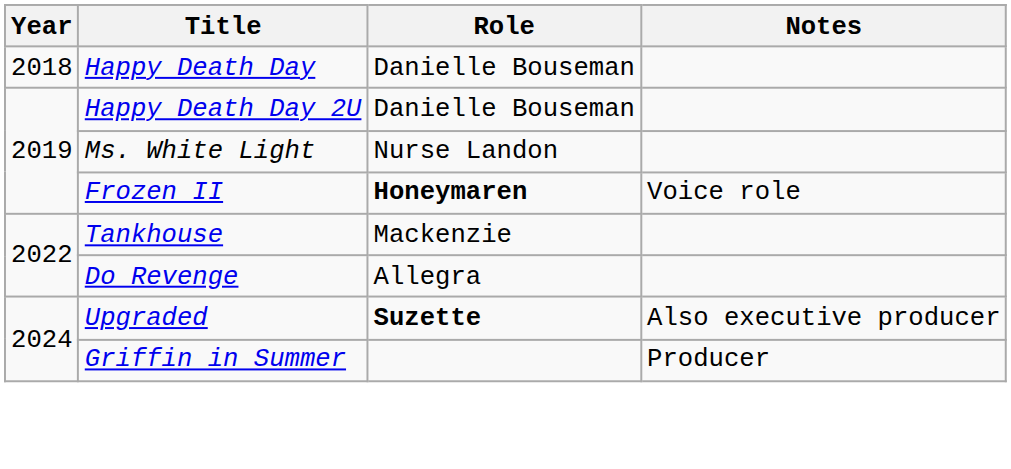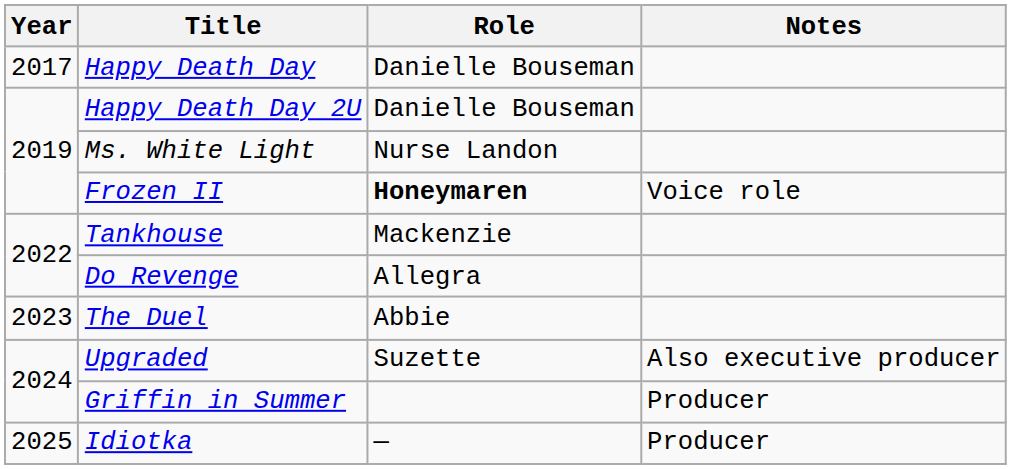(42, 68) 2018 -> (42, 68) 2017
+ row: (146, 318)
(427, 318) bold -> (427, 360) normal
+ row: (139, 443)
